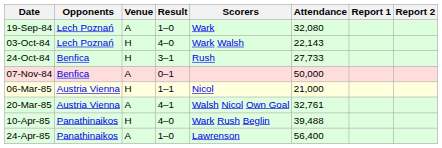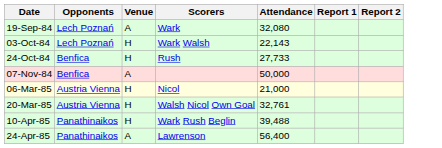- column: (173, 12)
(128, 105) A -> (128, 105) H
